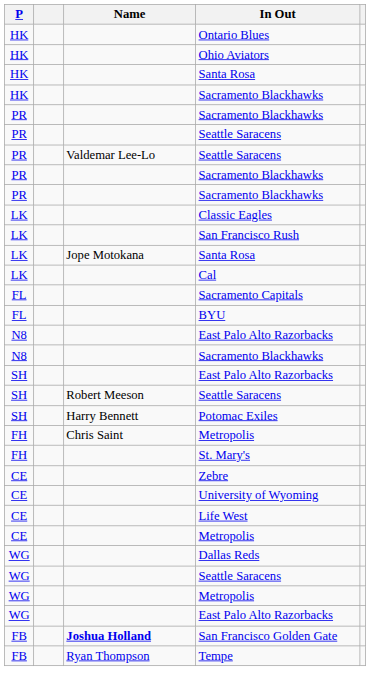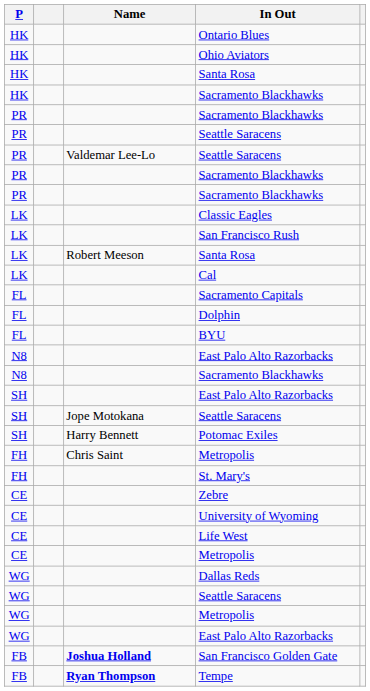(105, 255) Jope Motokana -> (105, 255) Robert Meeson
+ row: (19, 315)
(105, 395) Robert Meeson -> (105, 415) Jope Motokana
(108, 656) normal -> (111, 676) bold
